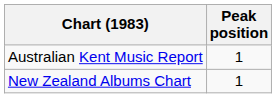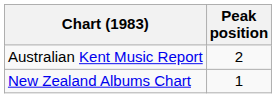(239, 57) 1 -> (239, 57) 2
